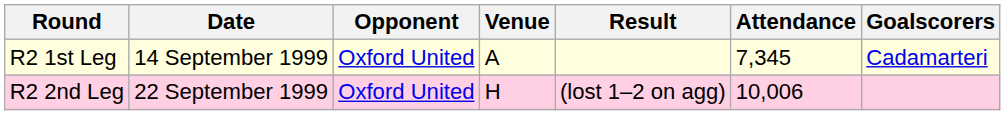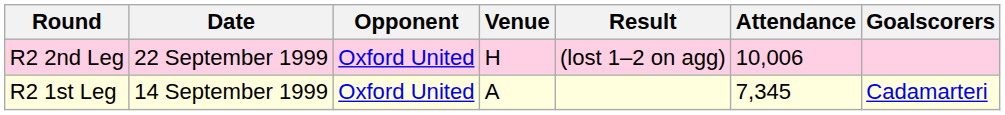rows swapped: (63, 57) <-> (67, 92)
